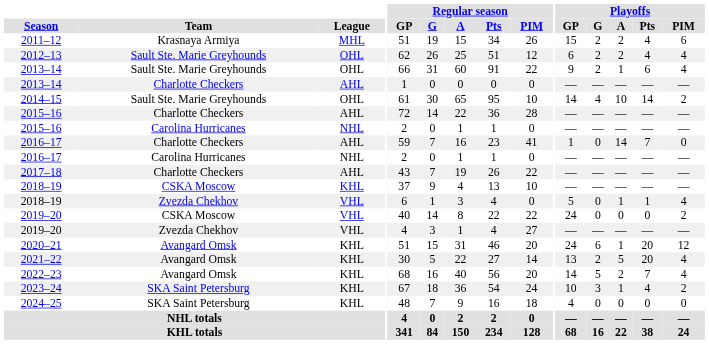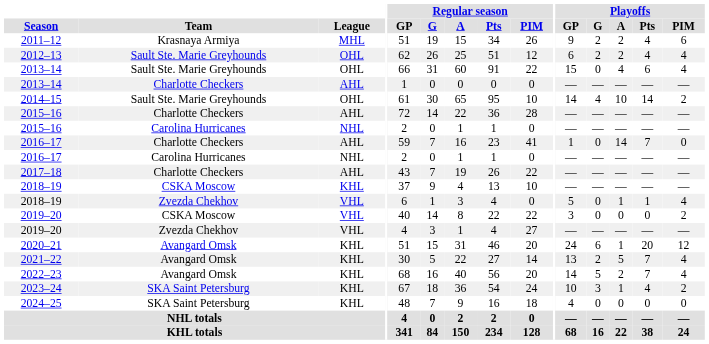(571, 40) 15 -> (571, 40) 9
(571, 69) 9 -> (571, 69) 15
(598, 69) 2 -> (598, 69) 0
(621, 69) 1 -> (621, 69) 4
(571, 215) 24 -> (571, 215) 3
(647, 259) 20 -> (647, 259) 7
